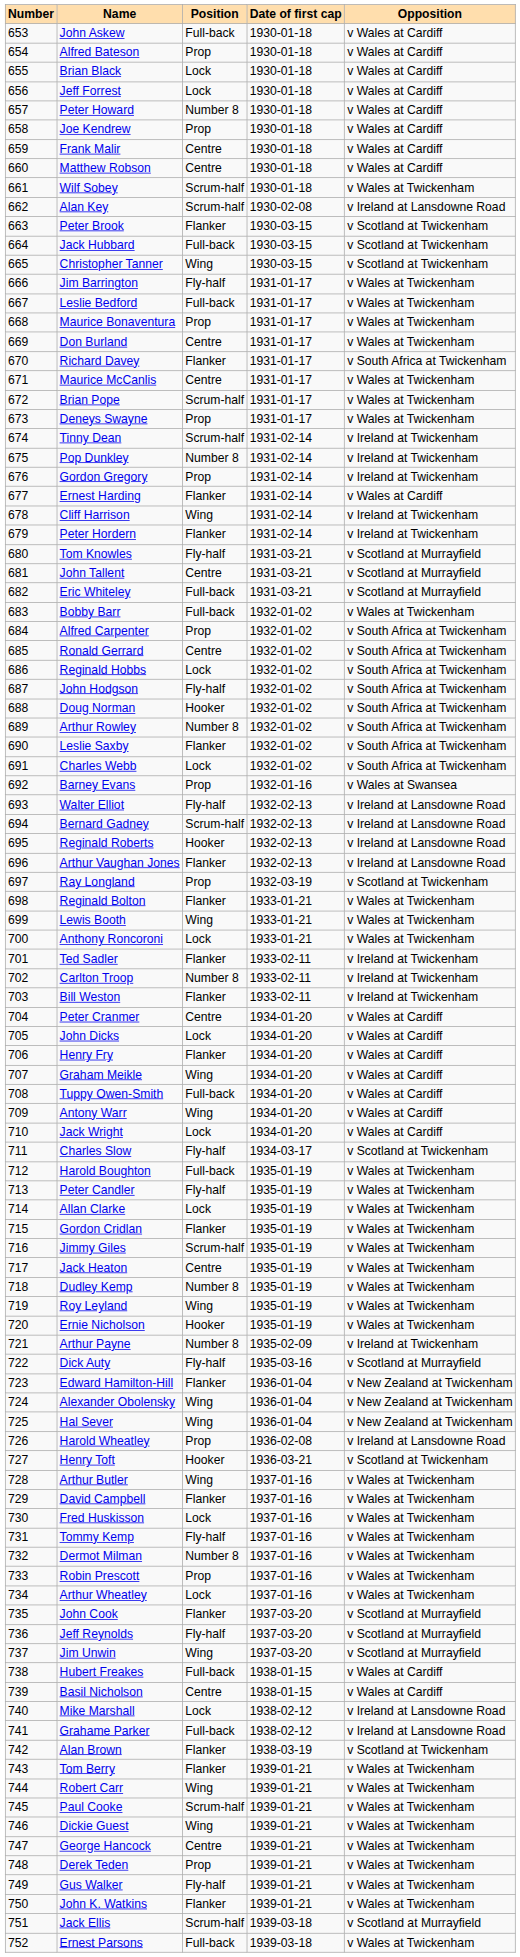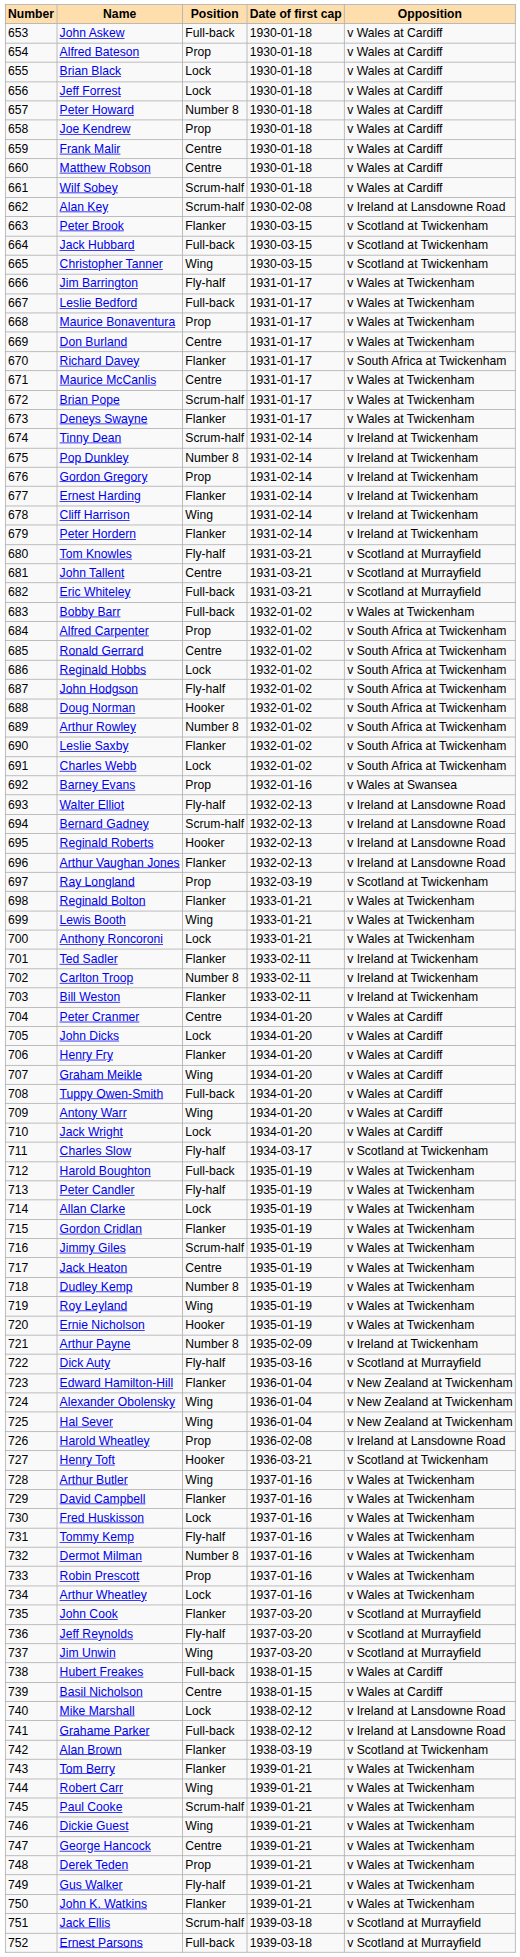(411, 187) v Wales at Twickenham -> (395, 187) v Wales at Cardiff
(198, 419) Prop -> (206, 419) Flanker
(395, 496) v Wales at Cardiff -> (413, 496) v Ireland at Twickenham
(411, 1942) v Wales at Twickenham -> (414, 1942) v Scotland at Murrayfield
